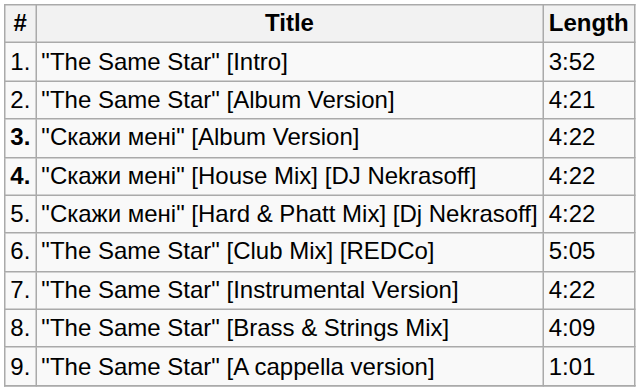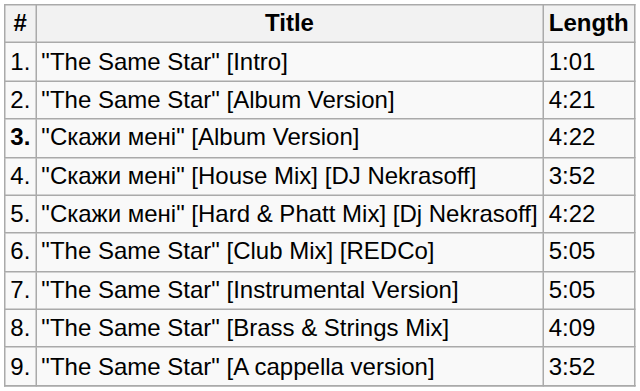(572, 61) 3:52 -> (572, 61) 1:01
(20, 175) bold -> (20, 175) normal
(572, 175) 4:22 -> (572, 175) 3:52
(572, 289) 4:22 -> (572, 289) 5:05
(572, 366) 1:01 -> (572, 366) 3:52
